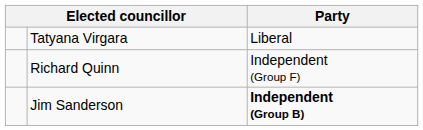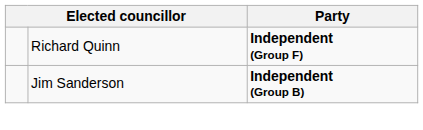- row: (79, 38)
(289, 68) normal -> (292, 46) bold
